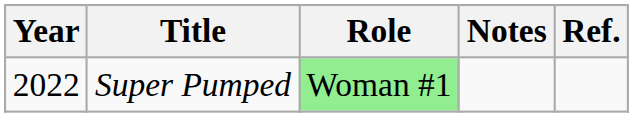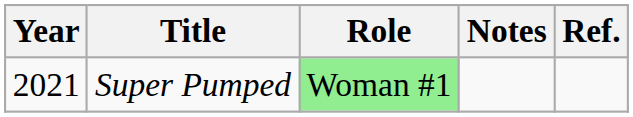(46, 84) 2022 -> (46, 84) 2021
